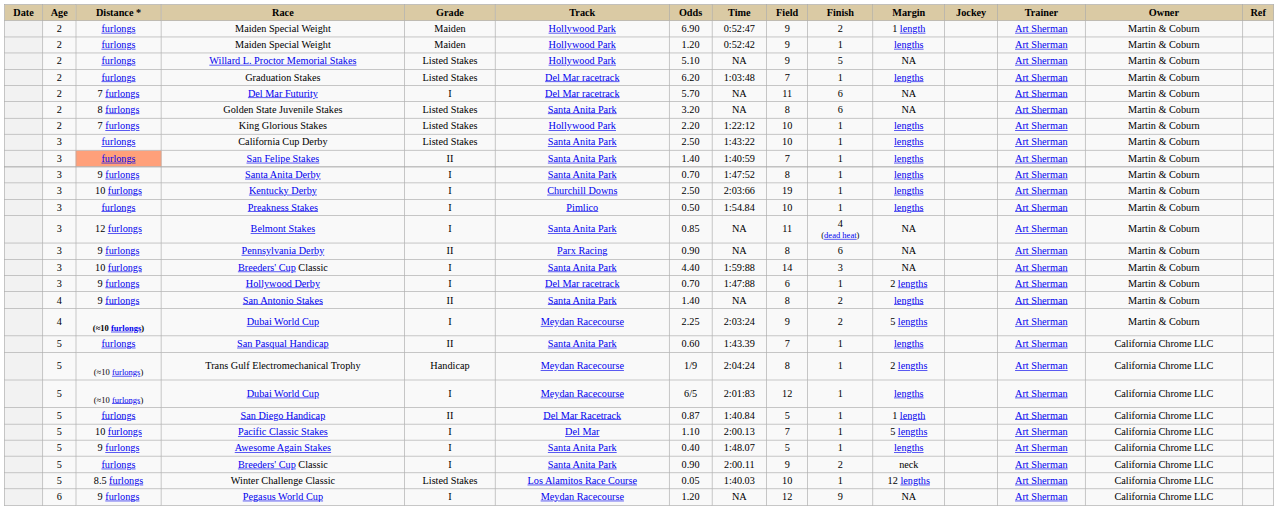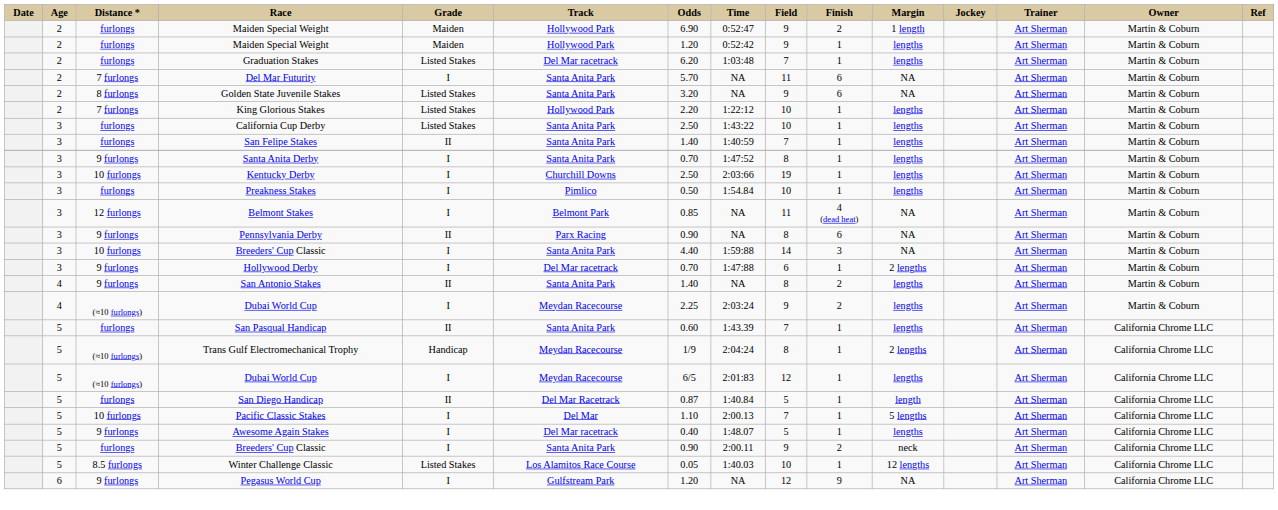- row: (59, 61)
(582, 93) Del Mar racetrack -> (581, 77) Santa Anita Park
(787, 110) 8 -> (786, 93) 9
(119, 158) lightsalmon background -> (117, 142) no background
(582, 229) Santa Anita Park -> (581, 213) Belmont Park
(118, 327) bold -> (117, 312) normal
(909, 322) 5 lengths -> (908, 305) lengths
(909, 415) 1 length -> (908, 399) length
(582, 448) Santa Anita Park -> (581, 432) Del Mar racetrack
(582, 497) Meydan Racecourse -> (581, 480) Gulfstream Park
